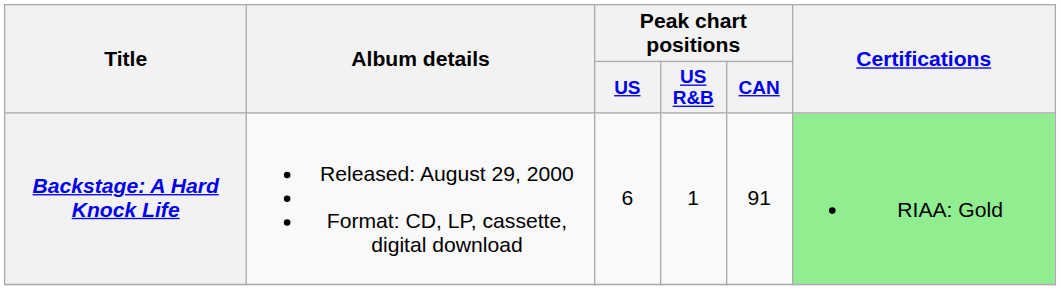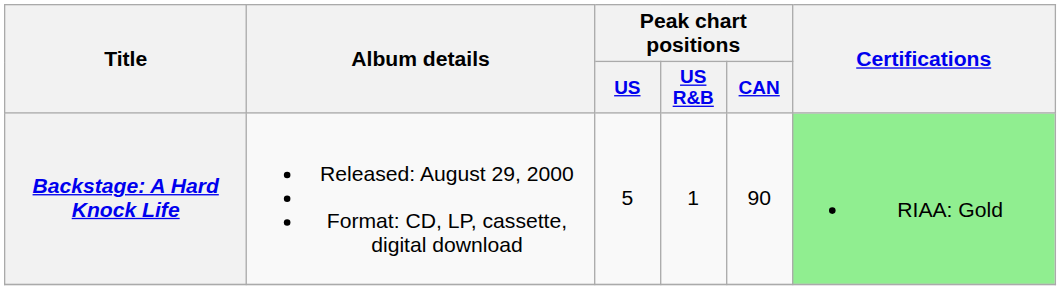(627, 198) 6 -> (627, 198) 5
(759, 198) 91 -> (759, 198) 90
